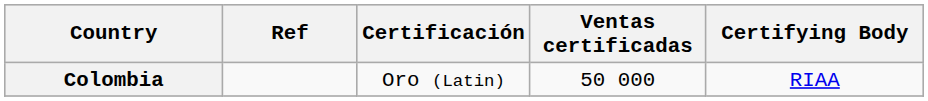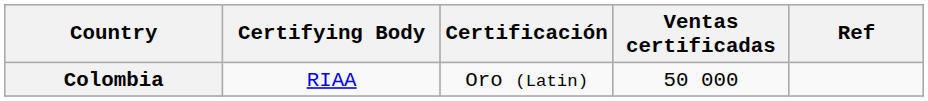columns swapped: (815, 34) <-> (290, 34)
